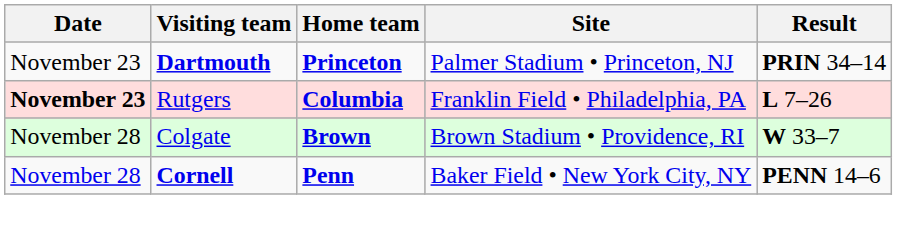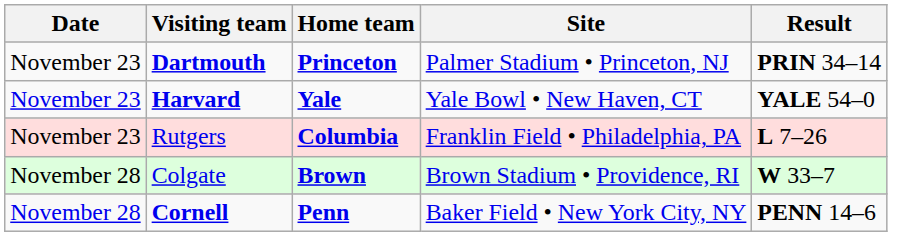+ row: (196, 99)
(78, 99) bold -> (75, 136) normal
